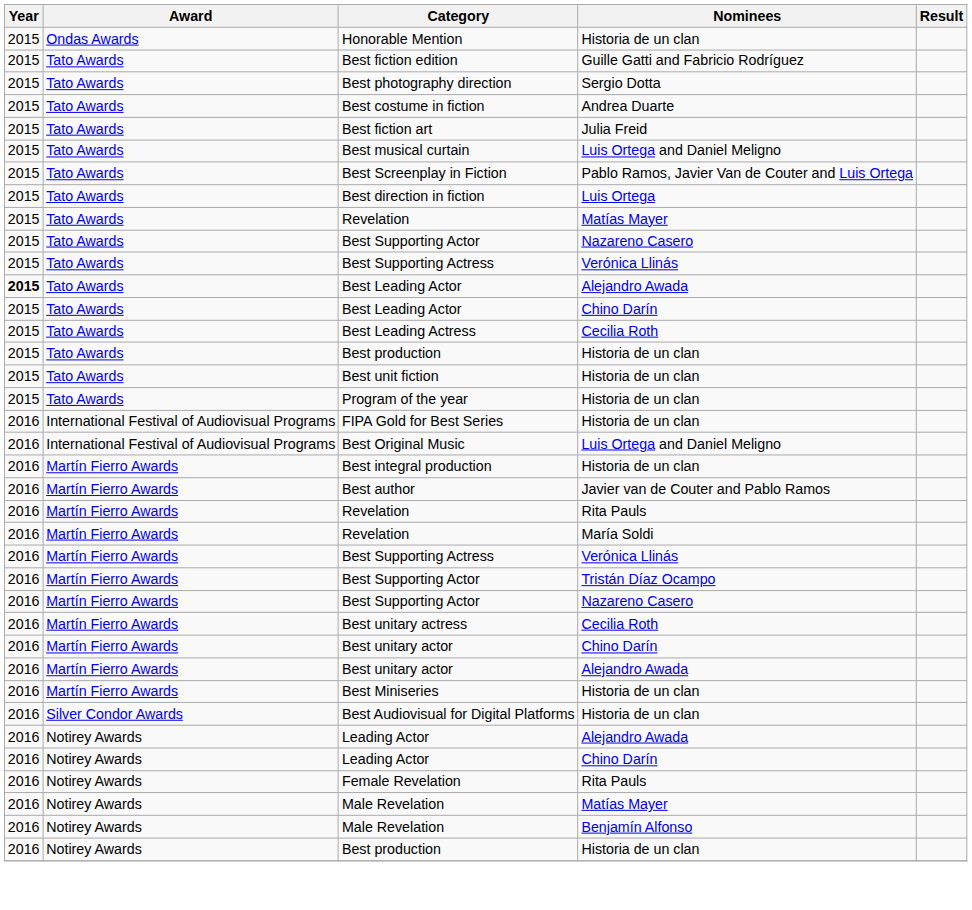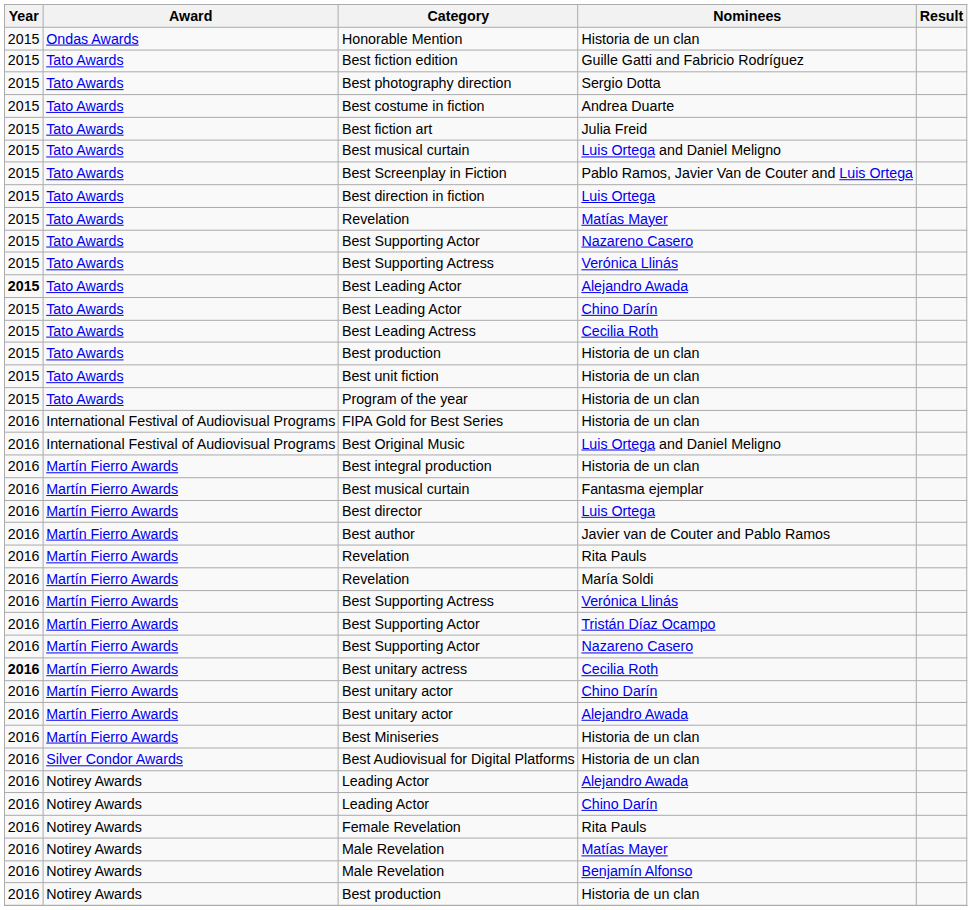+ row: (406, 489)
+ row: (382, 512)
(24, 624) normal -> (24, 669) bold
